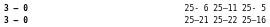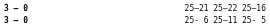rows swapped: (225, 9) <-> (225, 21)
